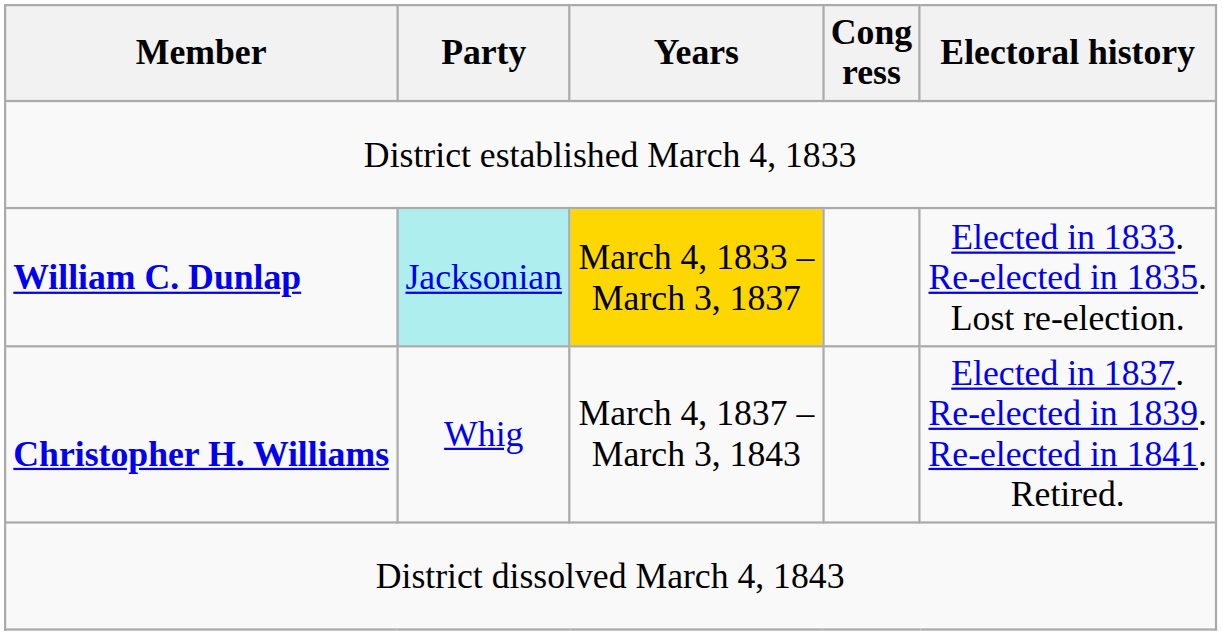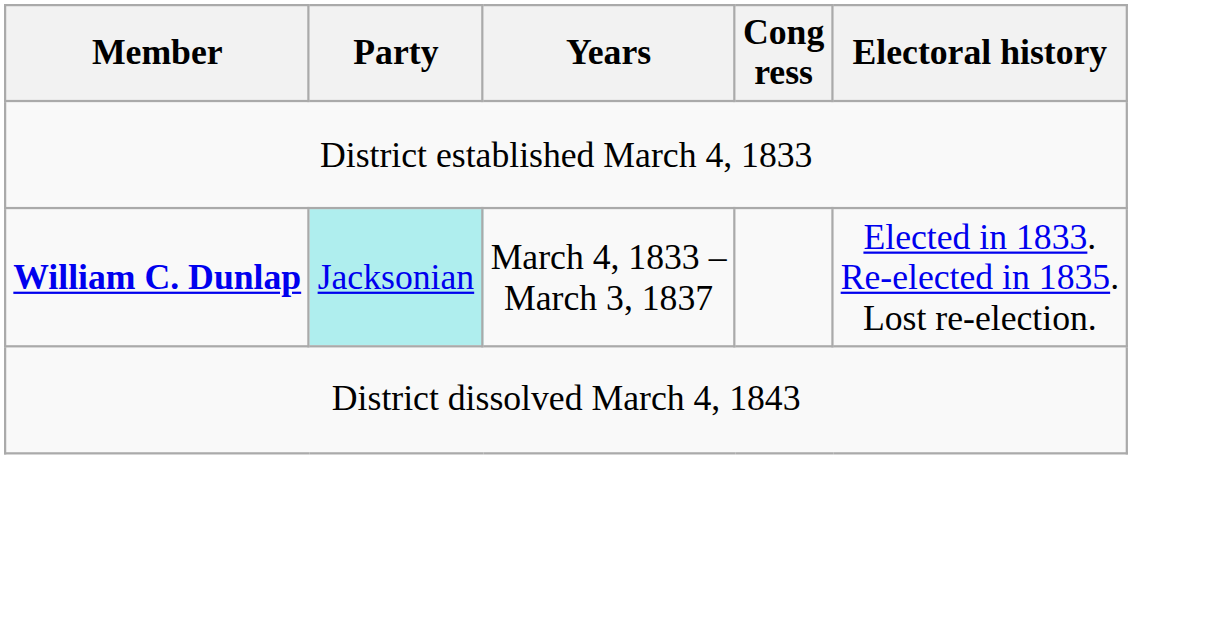(696, 276) gold background -> (609, 276) no background
- row: (201, 453)
